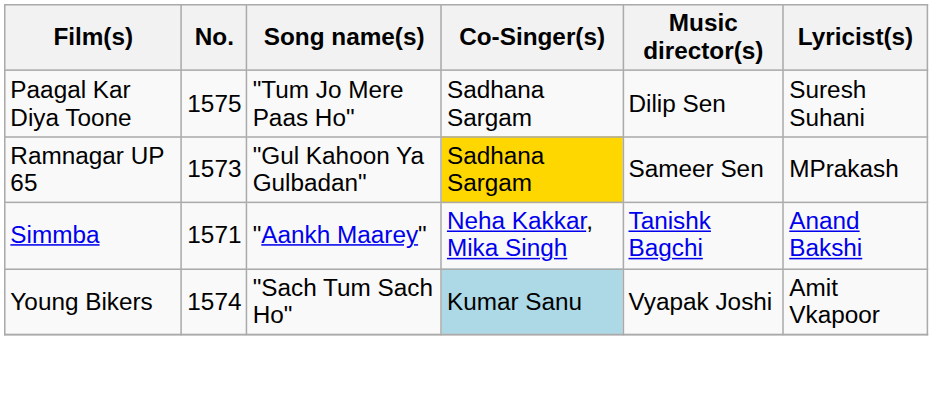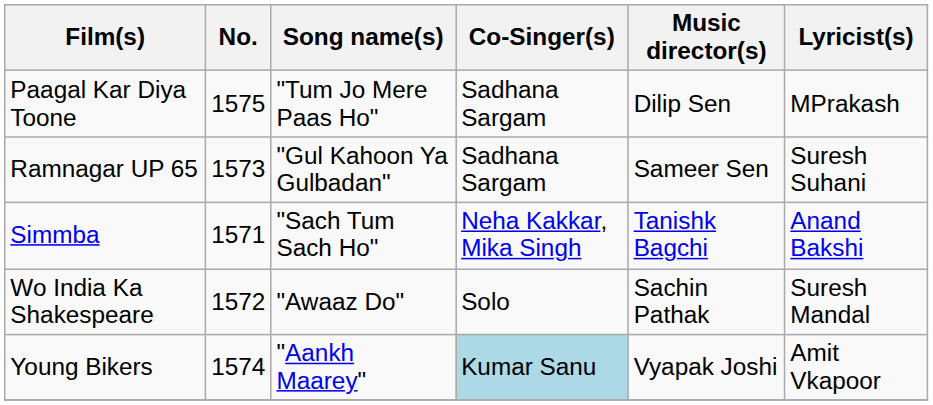(828, 103) Suresh Suhani -> (845, 103) MPrakash
(496, 169) gold background -> (510, 169) no background
(844, 169) MPrakash -> (829, 169) Suresh Suhani
(340, 235) "Aankh Maarey" -> (336, 235) "Sach Tum Sach Ho"
+ row: (82, 301)
(343, 301) "Sach Tum Sach Ho" -> (321, 367) "Aankh Maarey"
